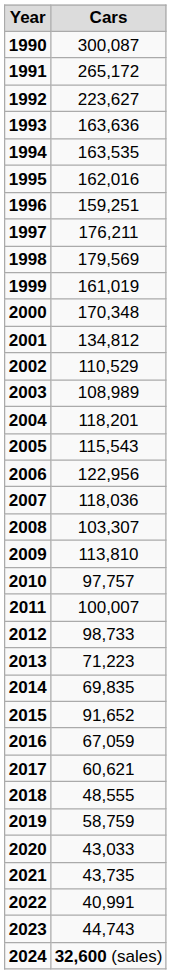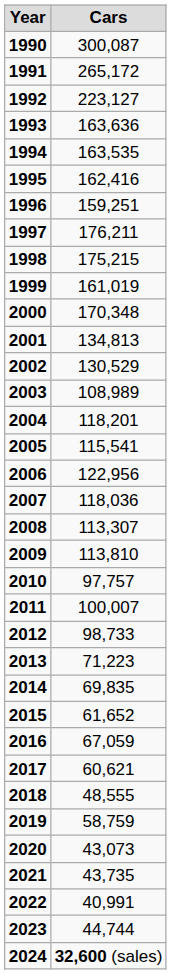(109, 98) 223,627 -> (109, 98) 223,127
(109, 179) 162,016 -> (109, 179) 162,416
(109, 259) 179,569 -> (109, 259) 175,215
(109, 340) 134,812 -> (109, 340) 134,813
(109, 366) 110,529 -> (109, 366) 130,529
(109, 447) 115,543 -> (109, 447) 115,541
(109, 527) 103,307 -> (109, 527) 113,307
(109, 715) 91,652 -> (109, 715) 61,652
(109, 849) 43,033 -> (109, 849) 43,073
(109, 929) 44,743 -> (109, 929) 44,744
